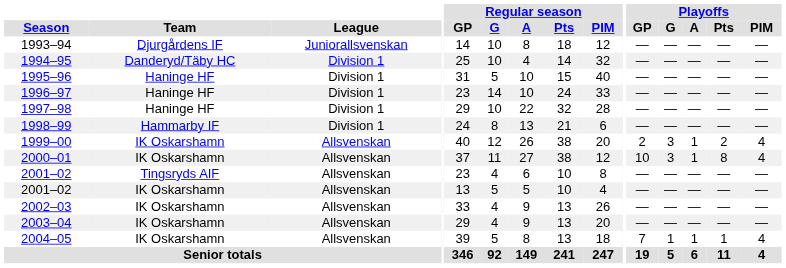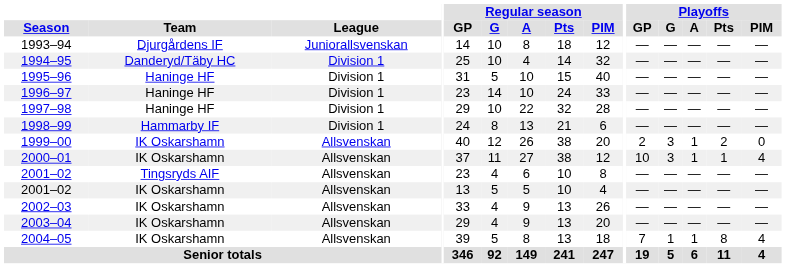(762, 141) 4 -> (762, 141) 0
(724, 157) 8 -> (724, 157) 1
(724, 238) 1 -> (724, 238) 8
